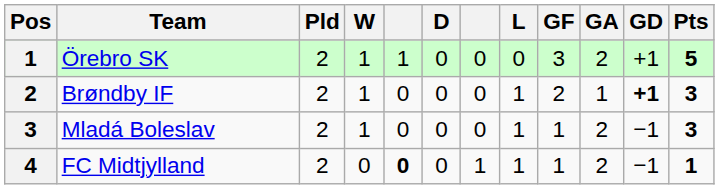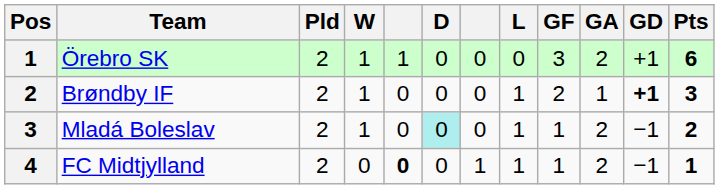(691, 58) 5 -> (691, 58) 6
(442, 129) no background -> (442, 129) paleturquoise background
(691, 129) 3 -> (691, 129) 2
